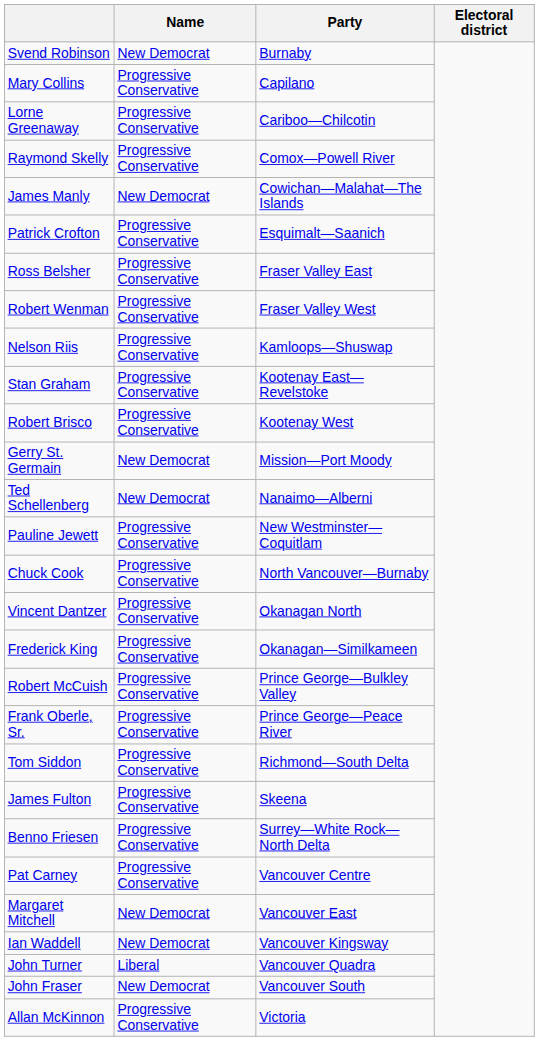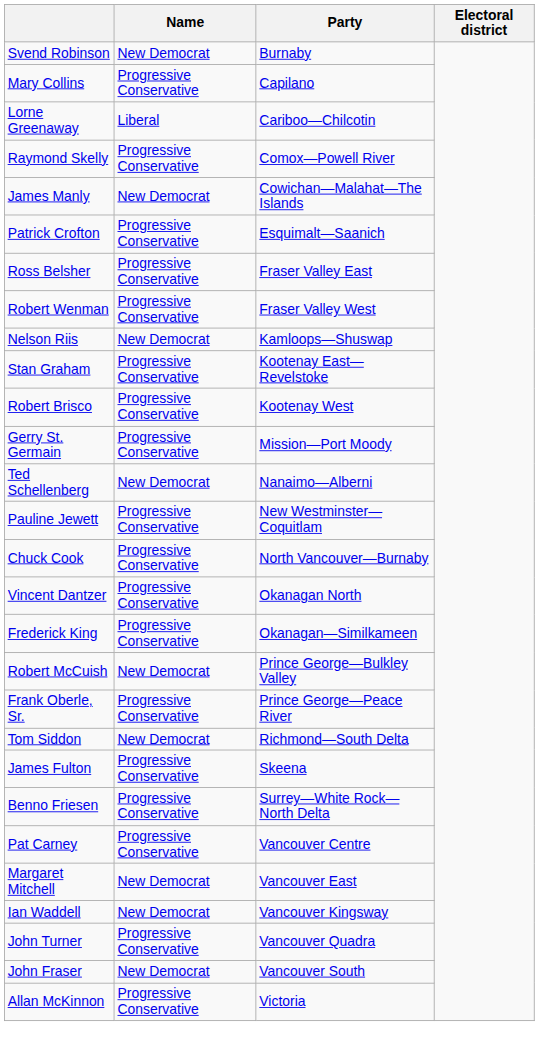(158, 120) Progressive Conservative -> (138, 120) Liberal
(158, 347) Progressive Conservative -> (164, 339) New Democrat
(164, 460) New Democrat -> (158, 444) Progressive Conservative
(158, 686) Progressive Conservative -> (164, 671) New Democrat
(158, 762) Progressive Conservative -> (164, 738) New Democrat
(138, 965) Liberal -> (158, 941) Progressive Conservative
